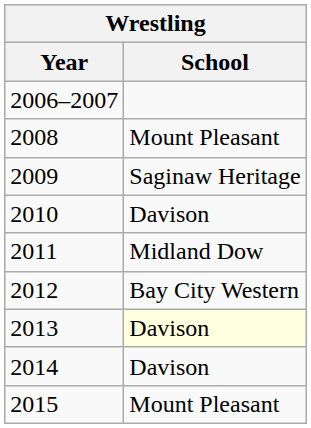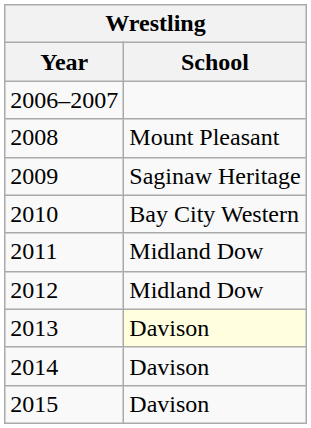(169, 213) Davison -> (214, 213) Bay City Western
(214, 289) Bay City Western -> (196, 289) Midland Dow
(204, 404) Mount Pleasant -> (169, 404) Davison
